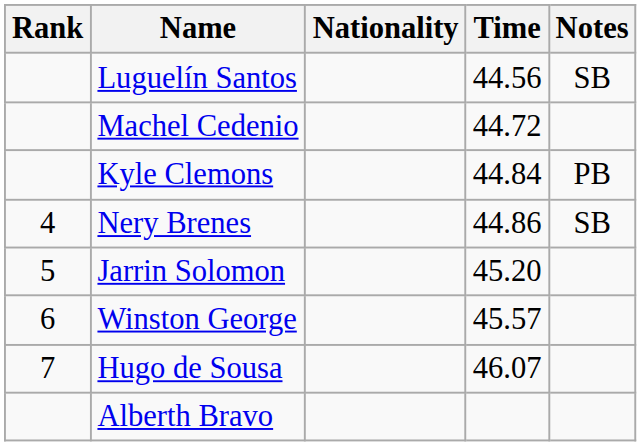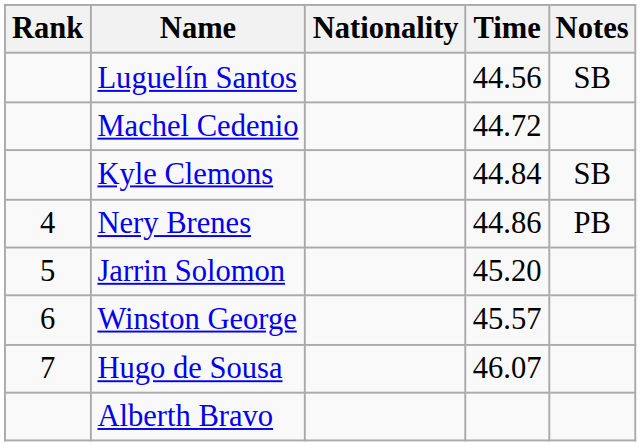(592, 174) PB -> (592, 174) SB
(592, 222) SB -> (592, 222) PB
